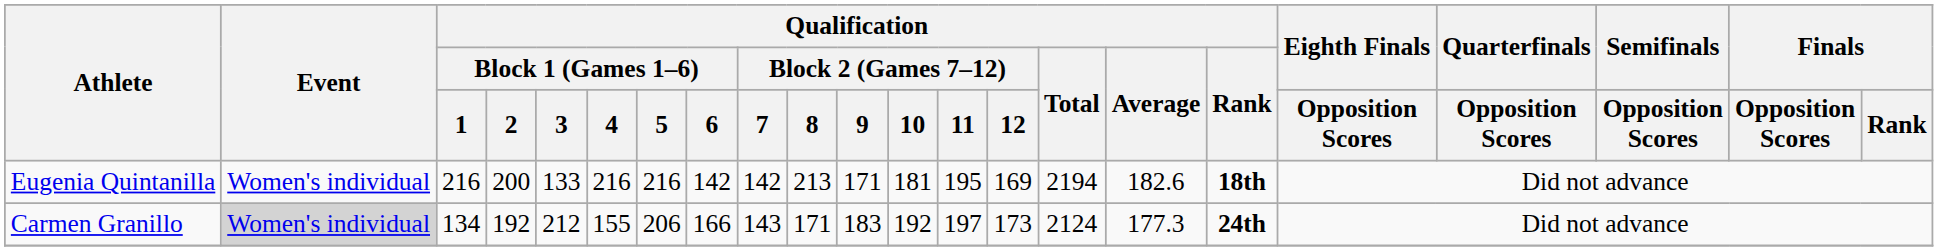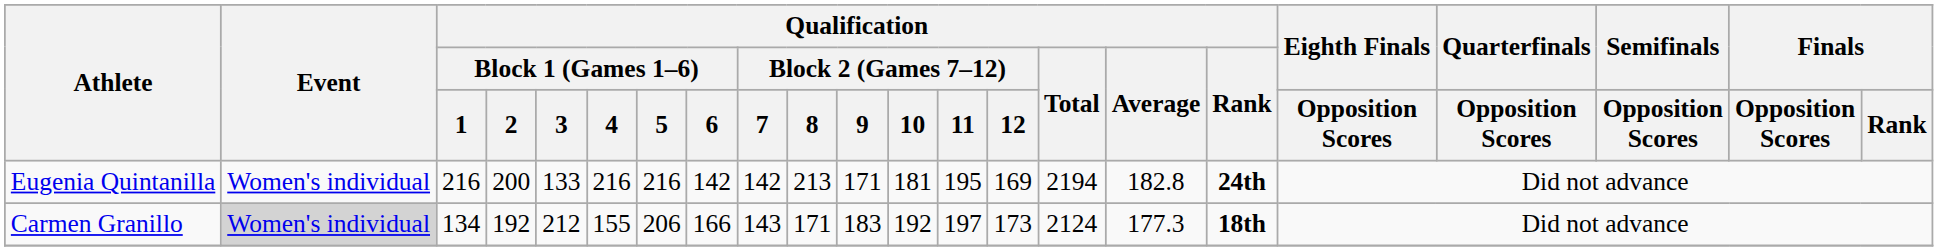(1156, 182) 182.6 -> (1156, 182) 182.8
(1242, 182) 18th -> (1242, 182) 24th
(1242, 224) 24th -> (1242, 224) 18th
